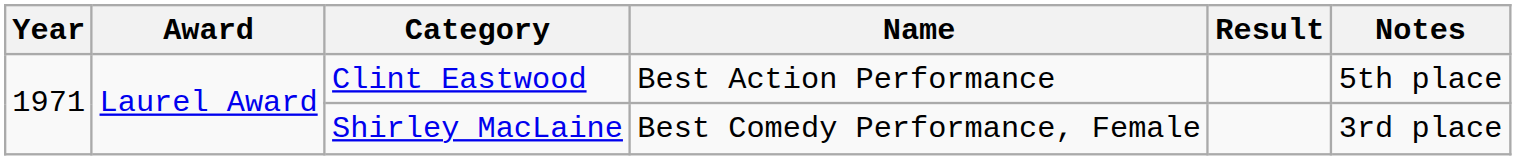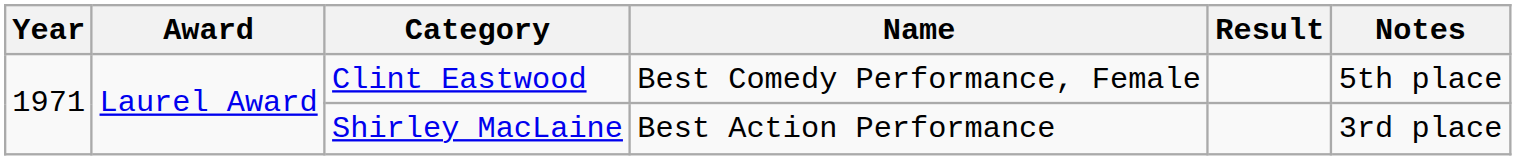(846, 79) Best Action Performance -> (919, 79) Best Comedy Performance, Female
(919, 129) Best Comedy Performance, Female -> (846, 129) Best Action Performance
